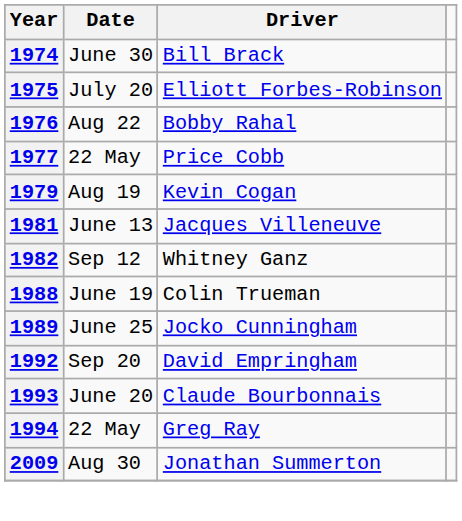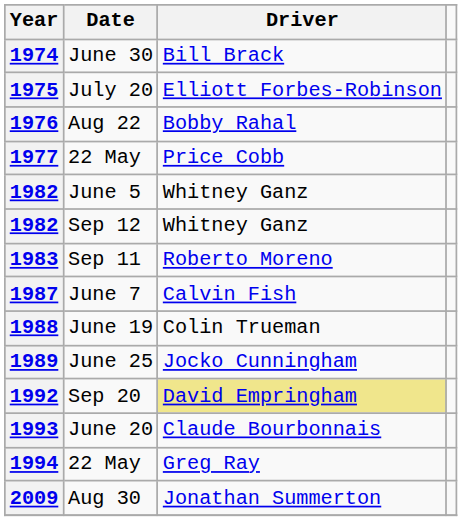- row: (34, 192)
- row: (34, 226)
+ row: (34, 192)
+ row: (34, 260)
+ row: (34, 294)
(260, 362) no background -> (260, 396) khaki background
